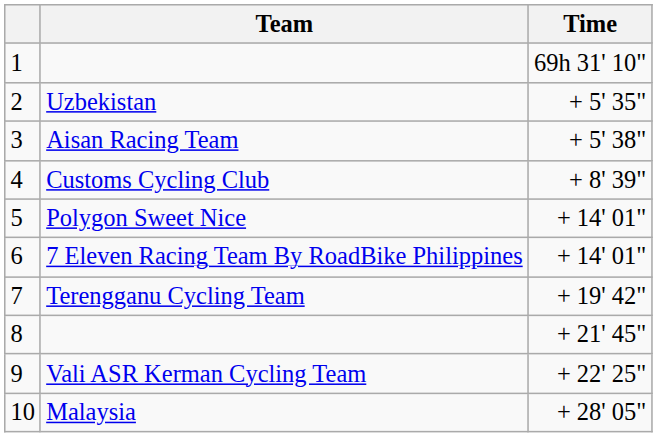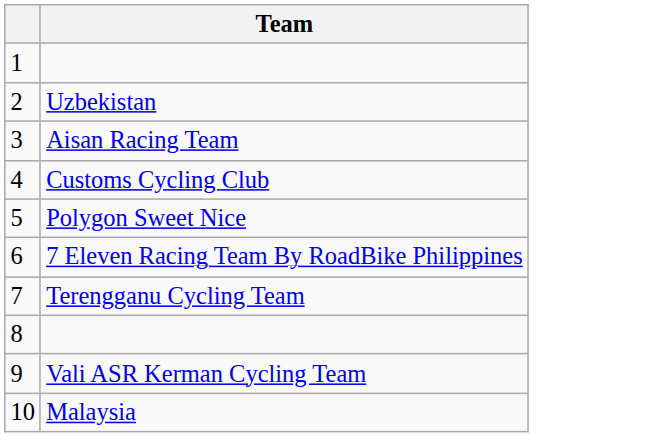- column: (590, 23)
